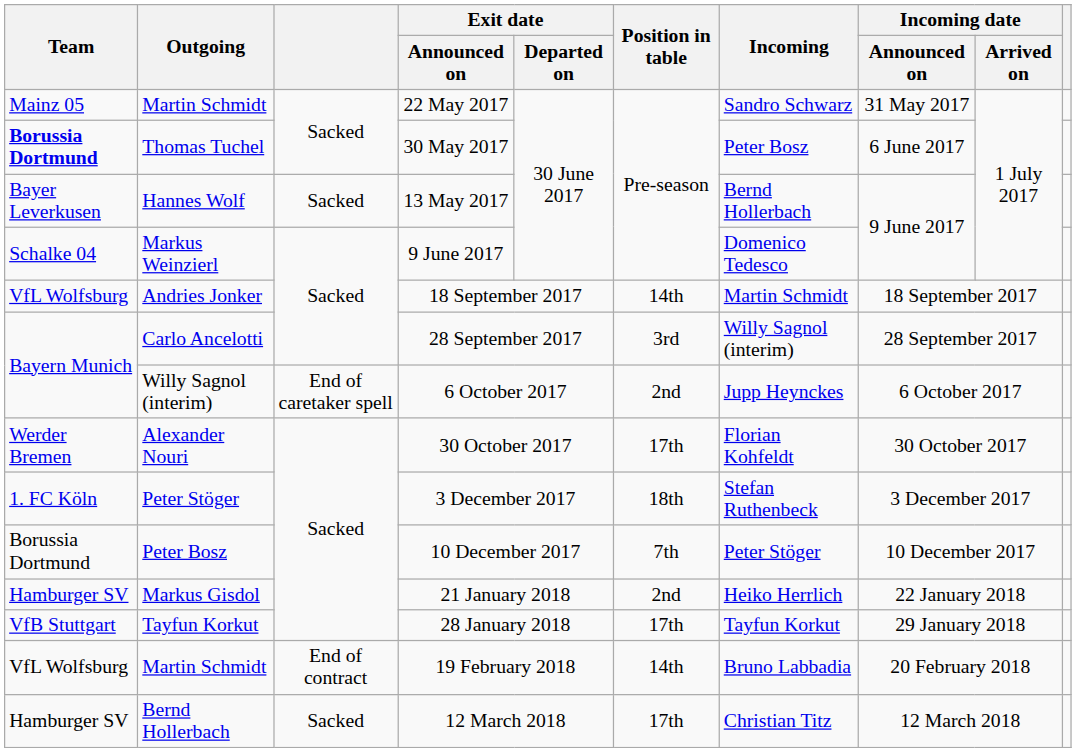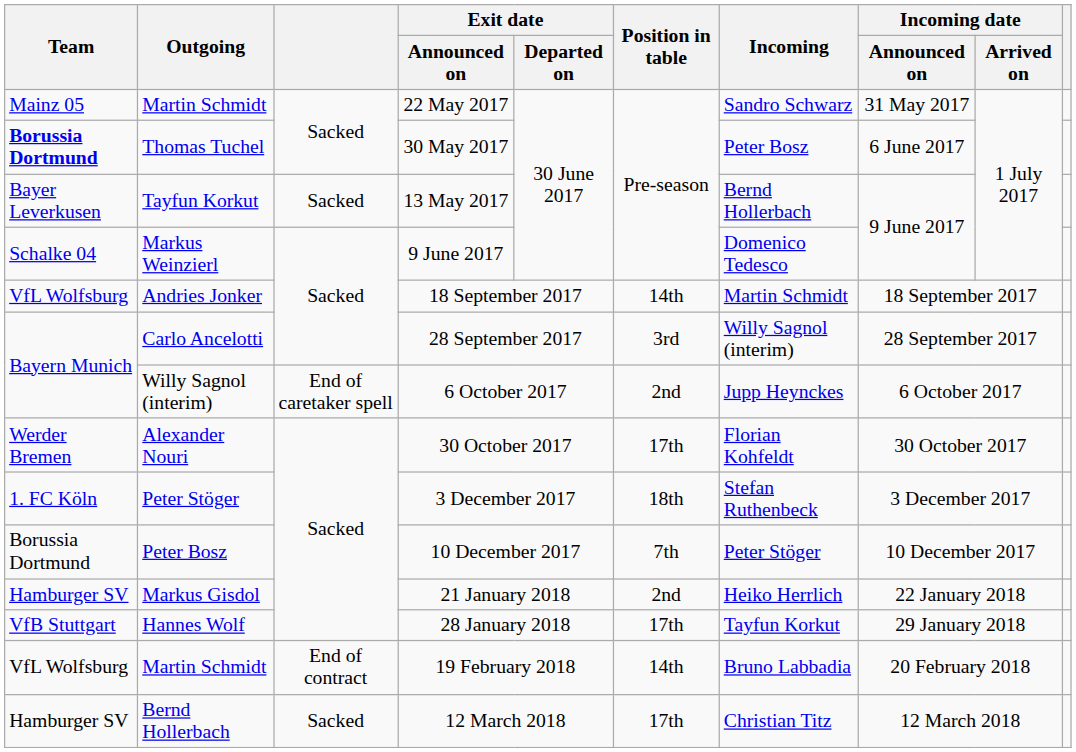(194, 200) Hannes Wolf -> (200, 200) Tayfun Korkut
(200, 625) Tayfun Korkut -> (194, 625) Hannes Wolf
